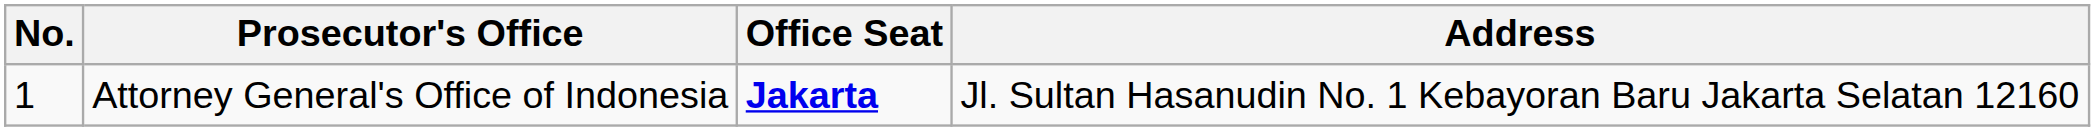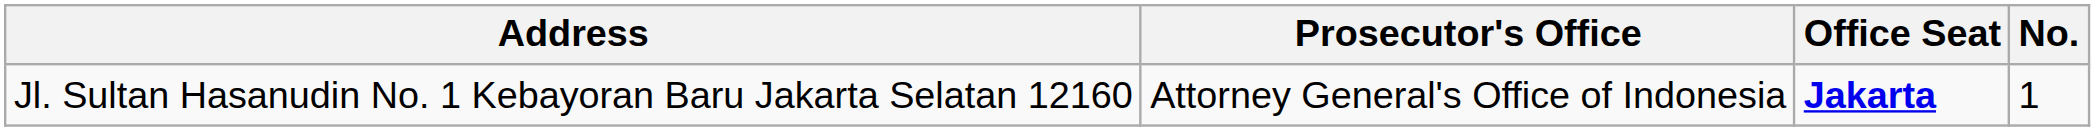columns swapped: (44, 34) <-> (1520, 34)
